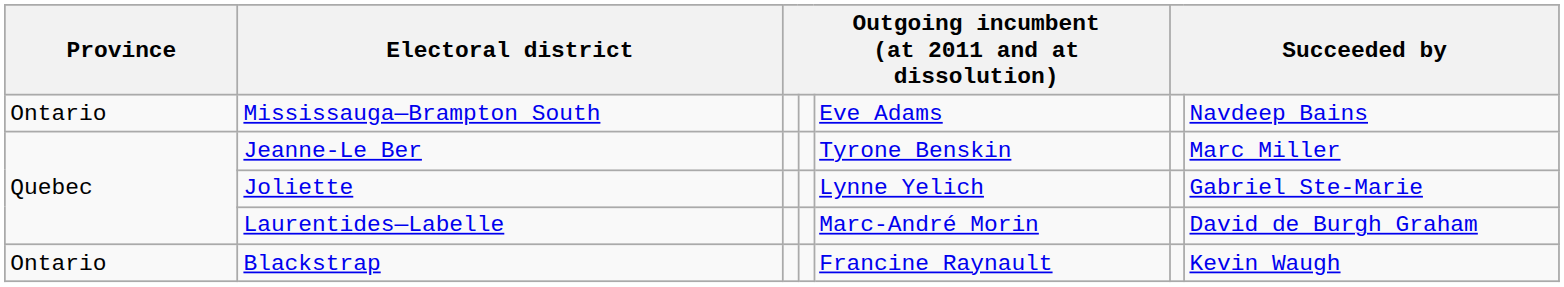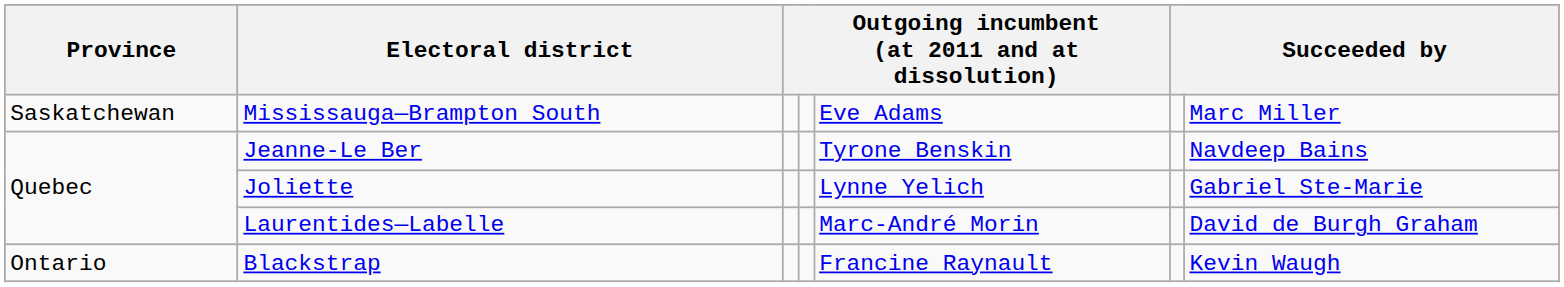(58, 114) Ontario -> (93, 114) Saskatchewan
(1279, 114) Navdeep Bains -> (1265, 114) Marc Miller
(1265, 151) Marc Miller -> (1279, 151) Navdeep Bains
